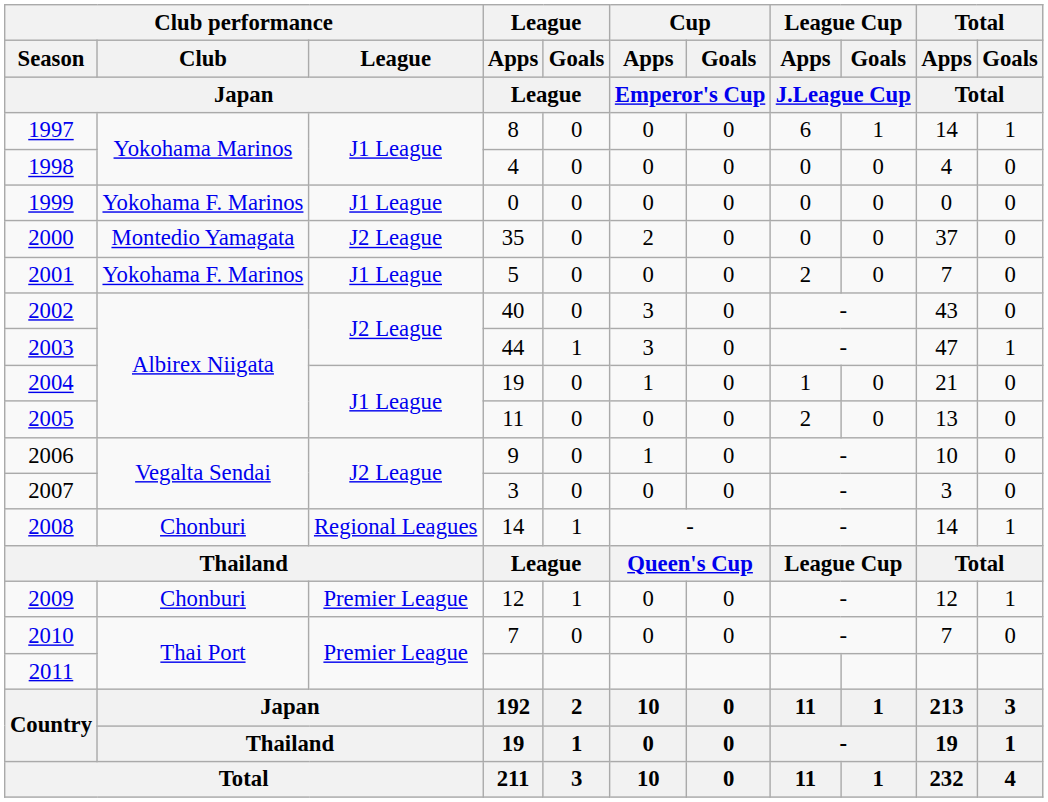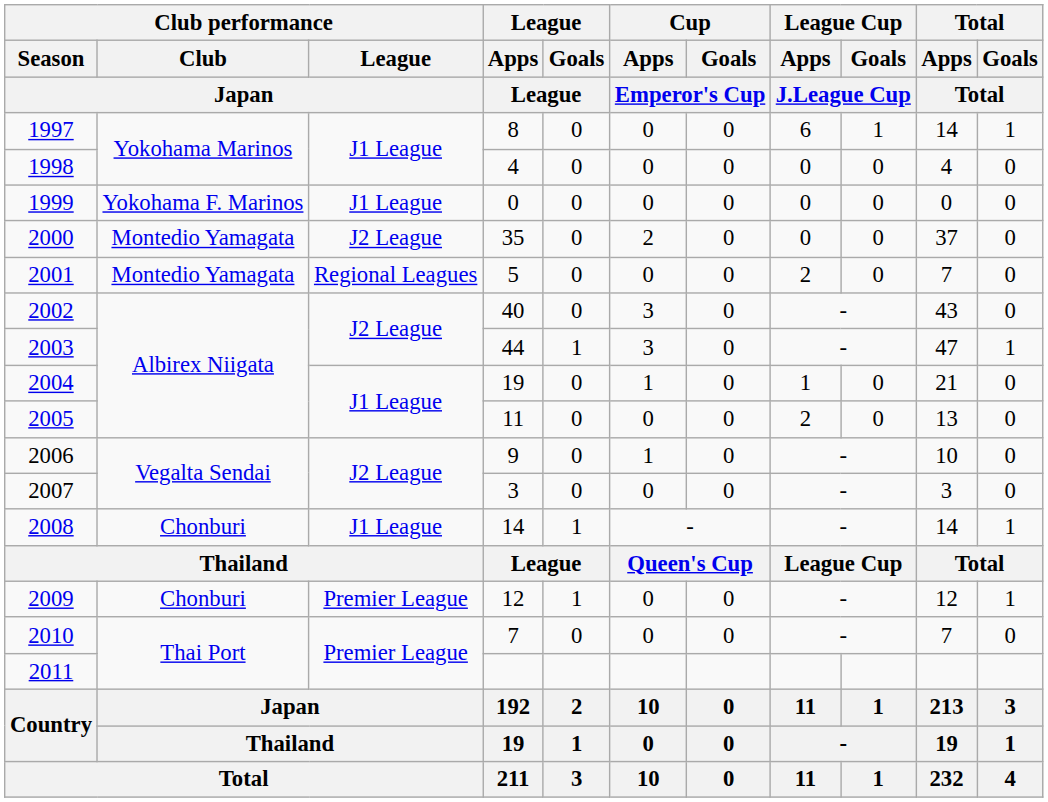(203, 274) Yokohama F. Marinos -> (203, 274) Montedio Yamagata
(396, 274) J1 League -> (396, 274) Regional Leagues
(396, 526) Regional Leagues -> (396, 526) J1 League
